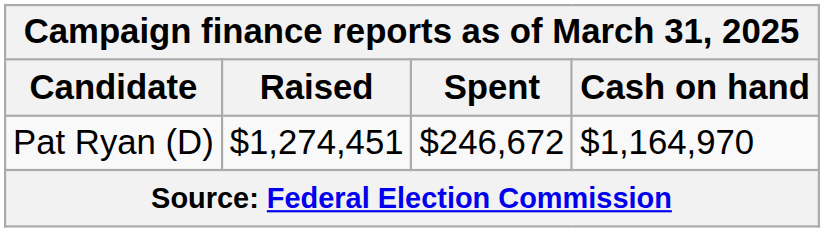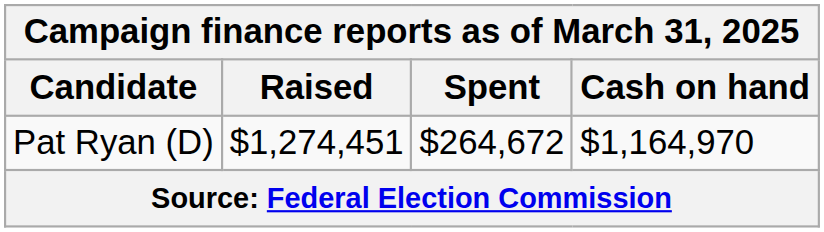(492, 142) $246,672 -> (492, 142) $264,672
